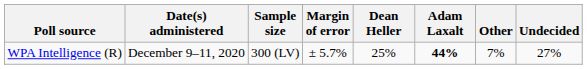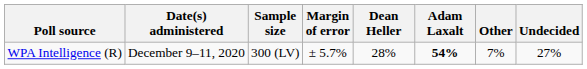(384, 53) 25% -> (384, 53) 28%
(445, 53) 44% -> (445, 53) 54%
